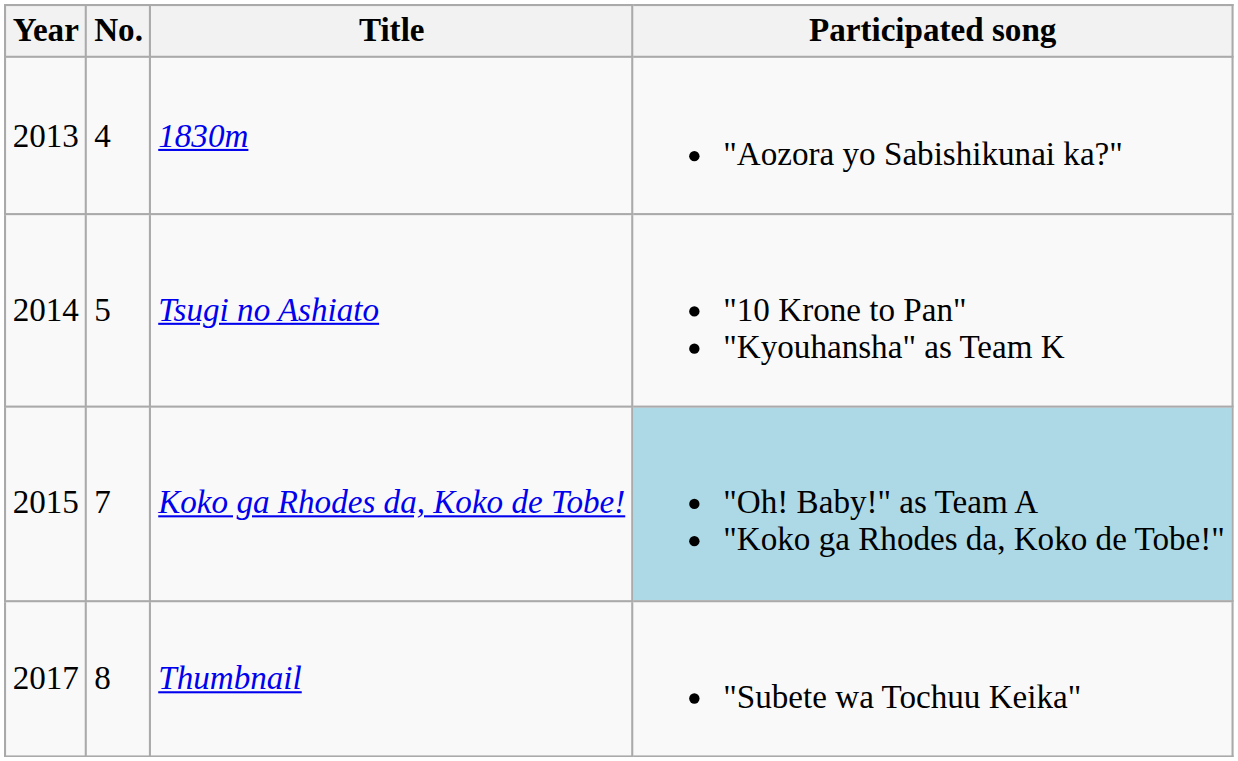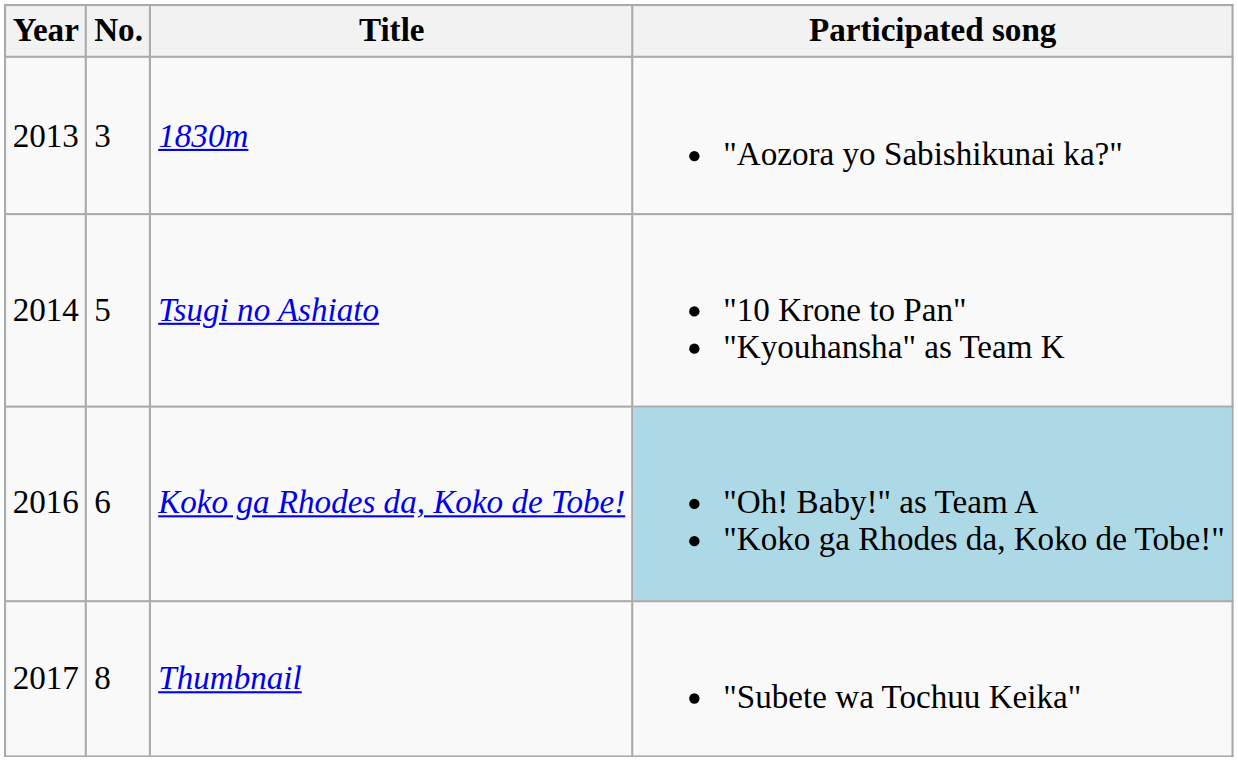(102, 135) 4 -> (102, 135) 3
(46, 502) 2015 -> (46, 502) 2016
(102, 502) 7 -> (102, 502) 6
